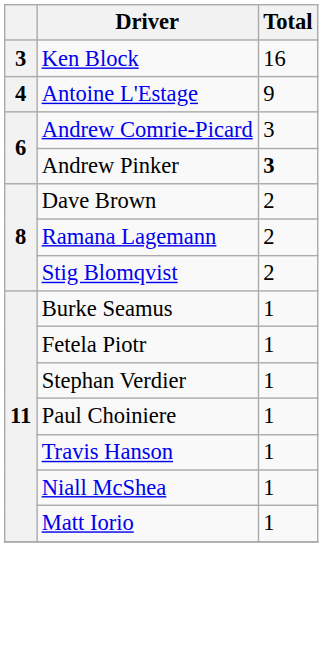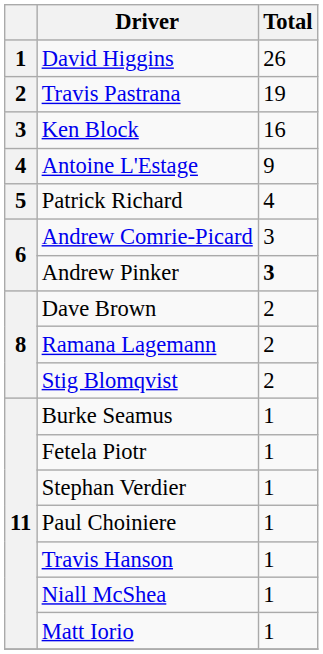+ row: (108, 58)
+ row: (111, 93)
+ row: (112, 201)
